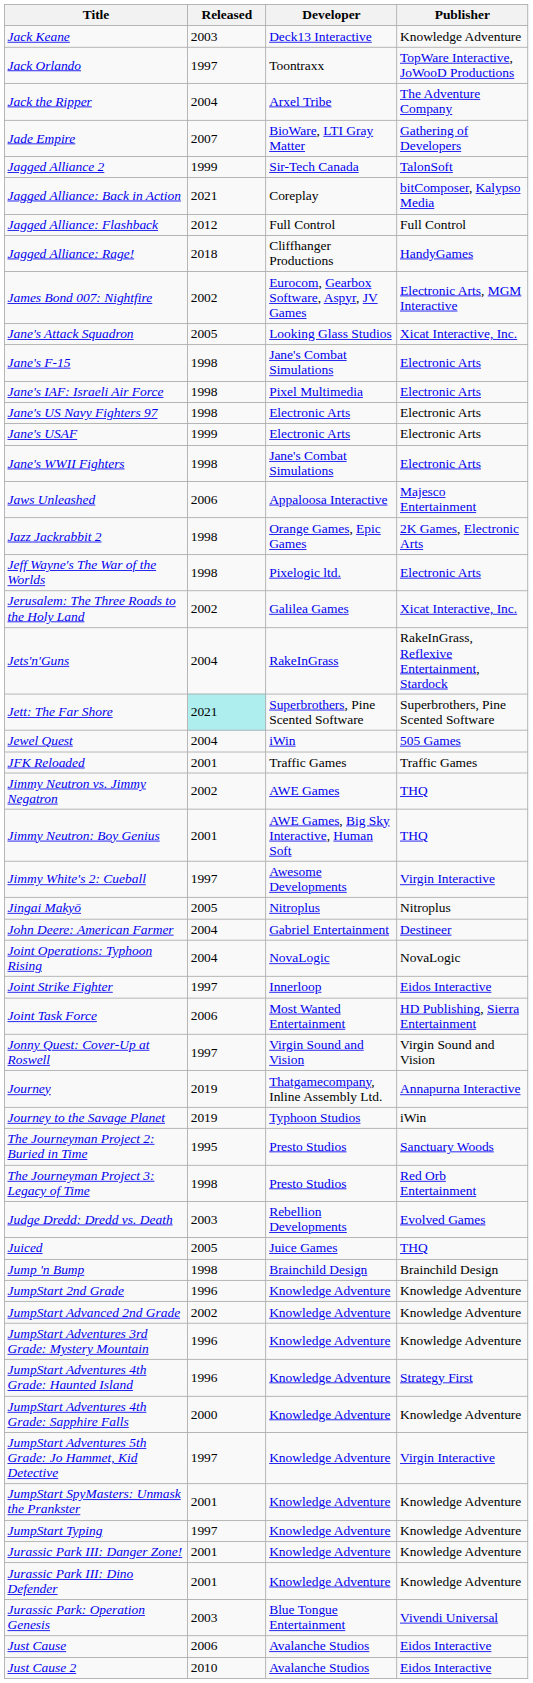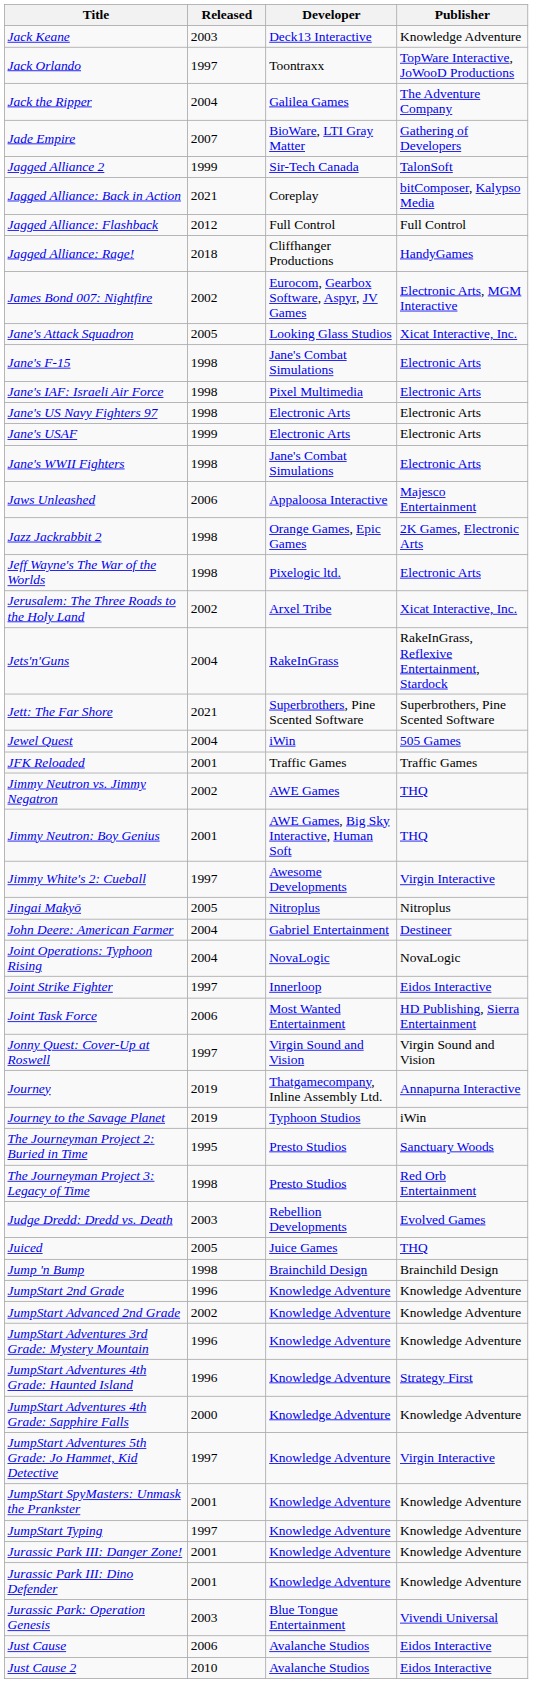(300, 101) Arxel Tribe -> (309, 101) Galilea Games
(309, 609) Galilea Games -> (300, 609) Arxel Tribe
(204, 712) paleturquoise background -> (204, 712) no background
